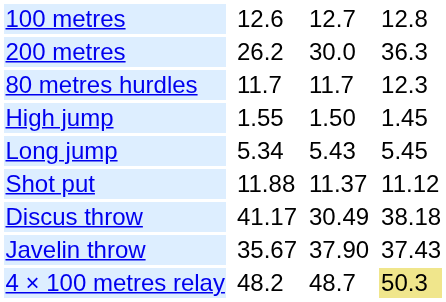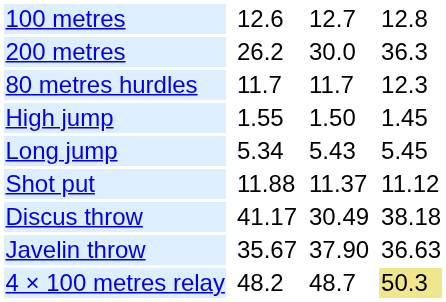(411, 249) 37.43 -> (411, 249) 36.63
